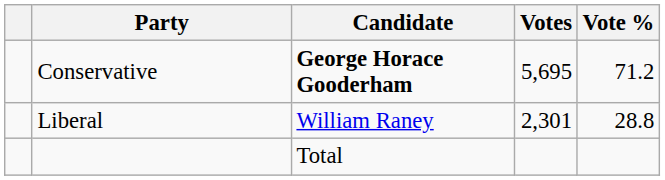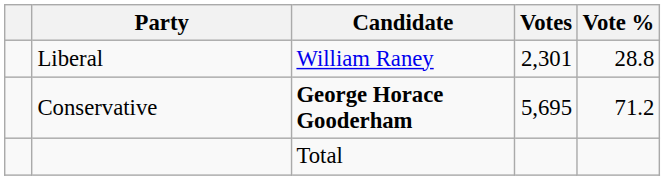rows swapped: (97, 71) <-> (70, 120)
